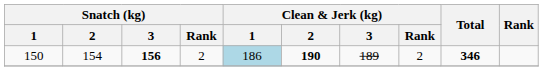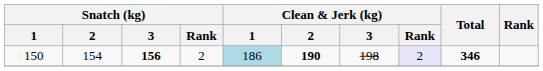(369, 55) 189 -> (369, 55) 198
(420, 55) no background -> (420, 55) lavender background
